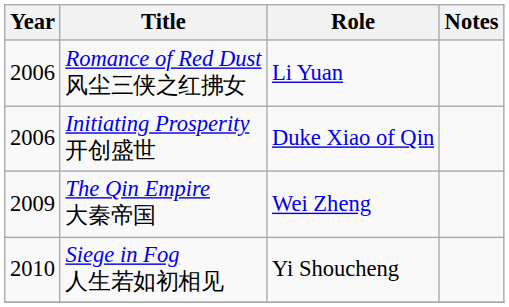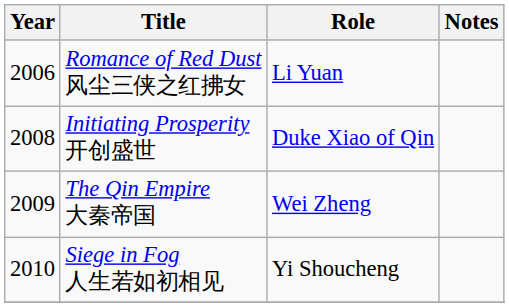(32, 138) 2006 -> (32, 138) 2008
